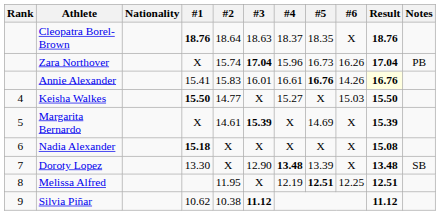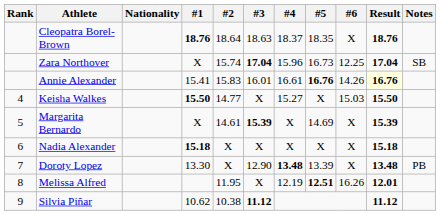(351, 62) 16.26 -> (351, 62) 12.25
(419, 62) PB -> (419, 62) SB
(385, 147) 15.08 -> (385, 147) 15.18
(419, 165) SB -> (419, 165) PB
(351, 183) 12.25 -> (351, 183) 16.26
(385, 183) 12.51 -> (385, 183) 12.01
